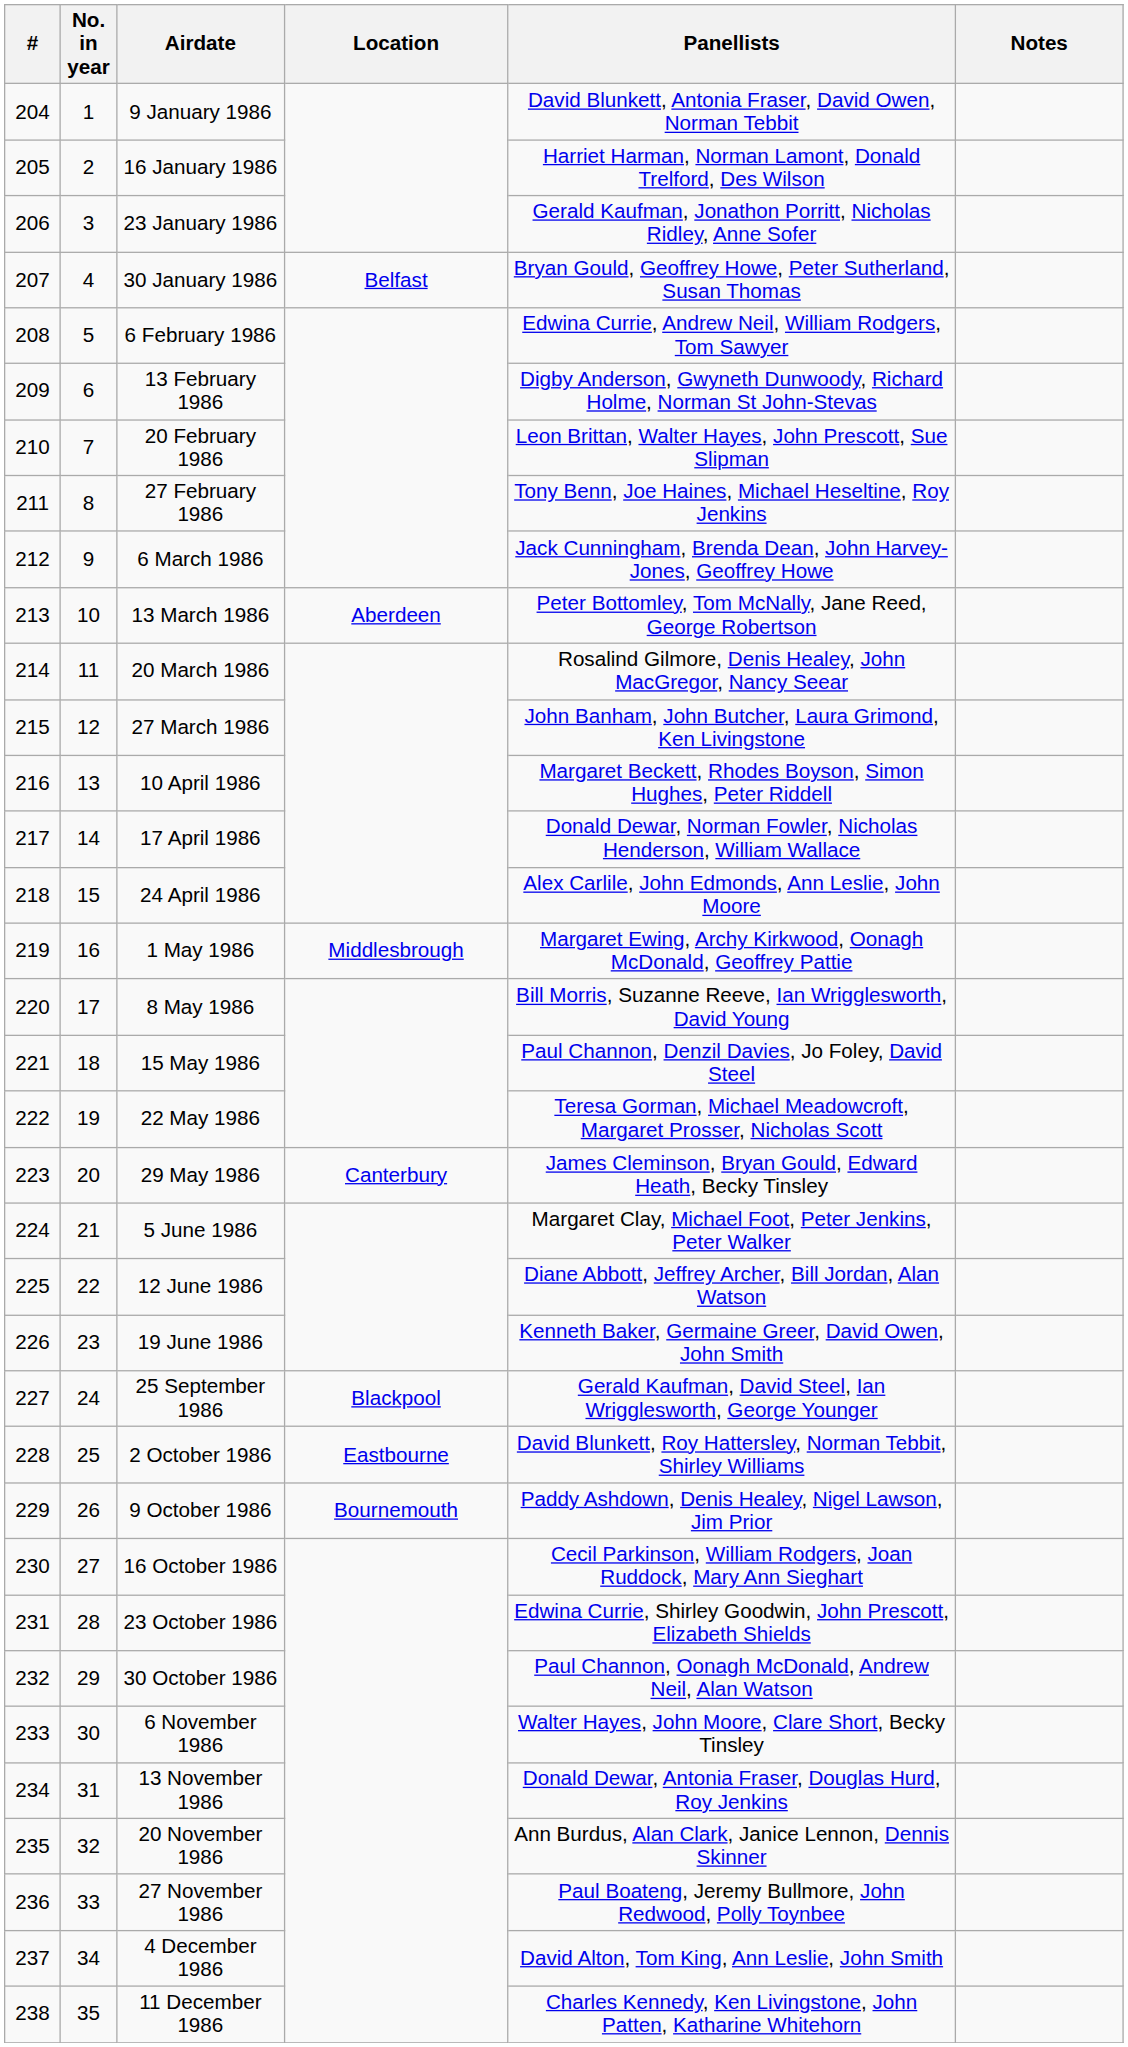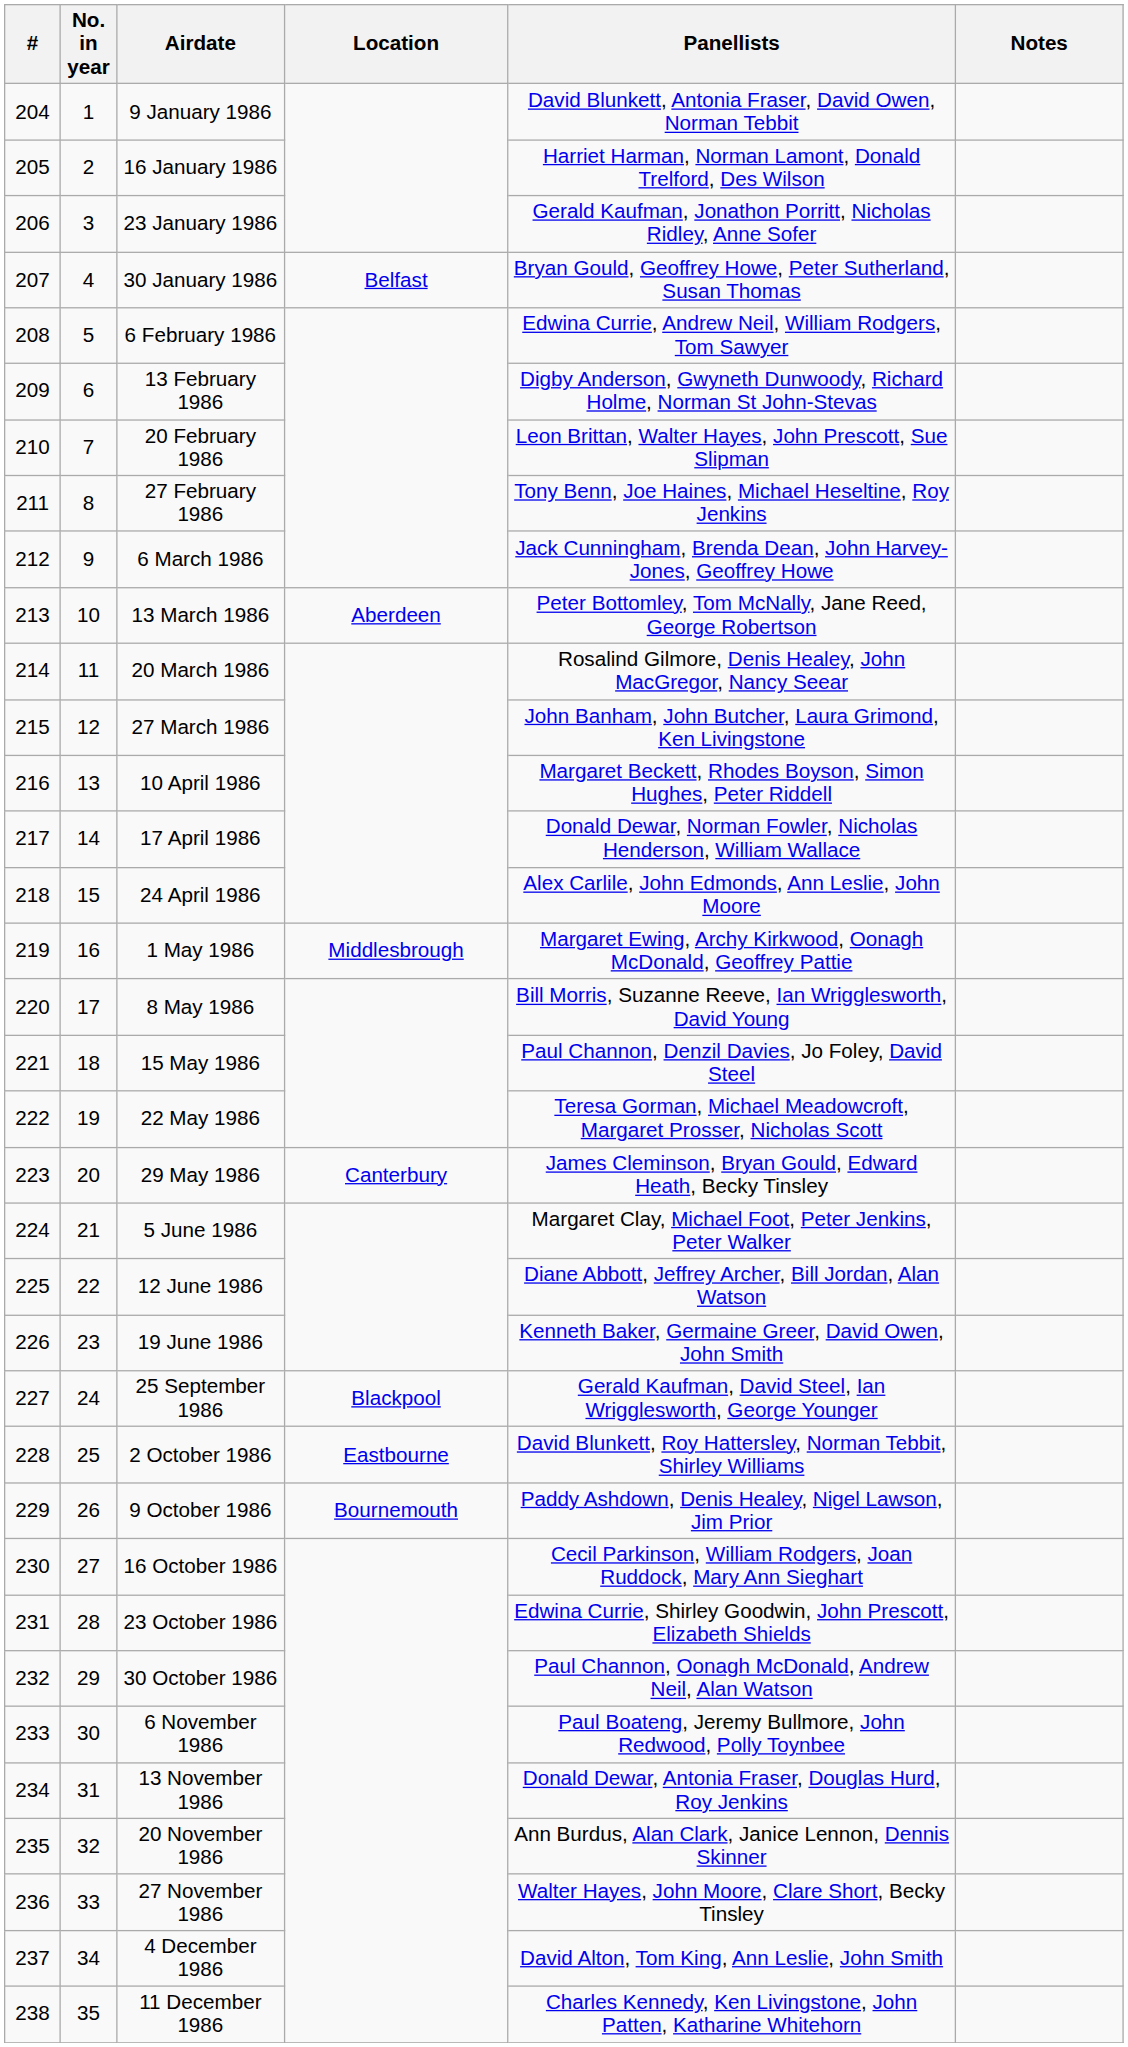(732, 1734) Walter Hayes, John Moore, Clare Short, Becky Tinsley -> (732, 1734) Paul Boateng, Jeremy Bullmore, John Redwood, Polly Toynbee
(732, 1902) Paul Boateng, Jeremy Bullmore, John Redwood, Polly Toynbee -> (732, 1902) Walter Hayes, John Moore, Clare Short, Becky Tinsley
